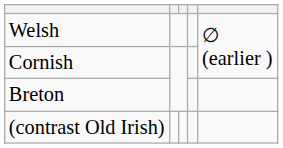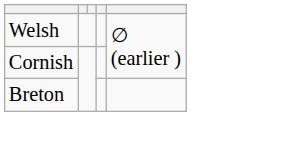- row: (87, 126)
